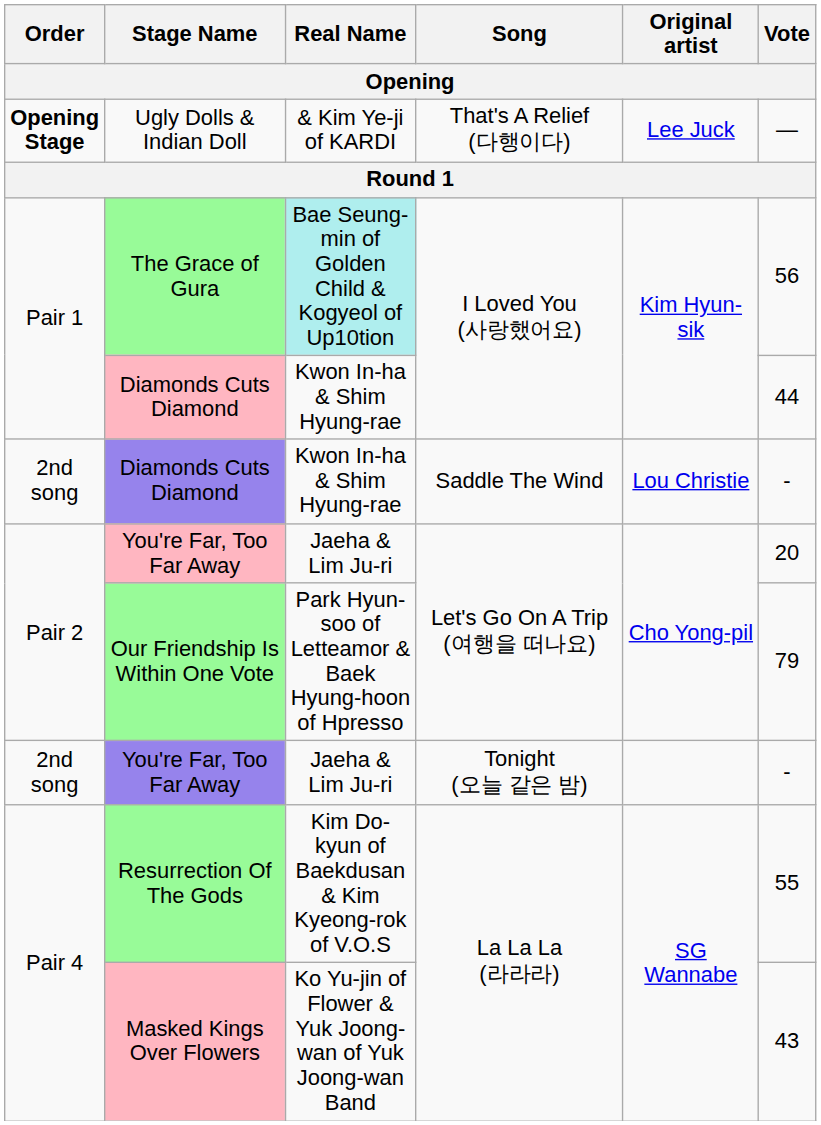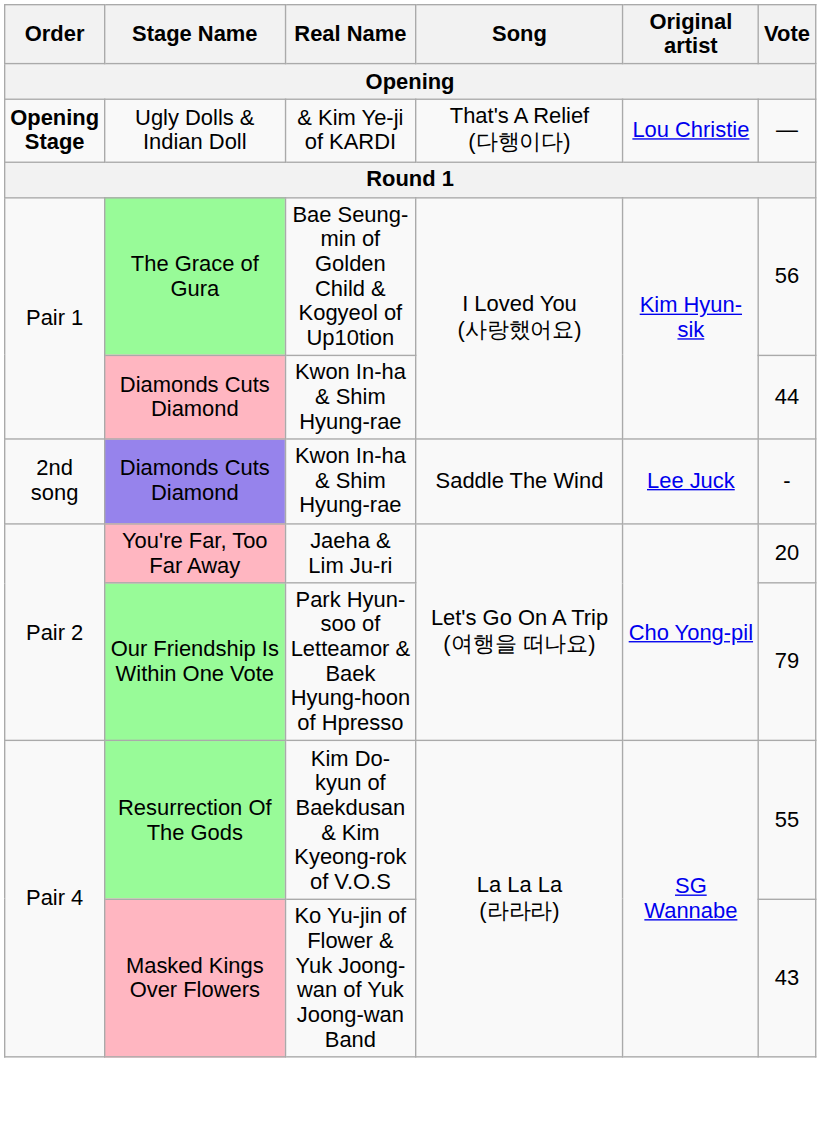(691, 130) Lee Juck -> (691, 130) Lou Christie
(350, 276) paleturquoise background -> (350, 276) no background
(691, 481) Lou Christie -> (691, 481) Lee Juck
- row: (195, 772)
